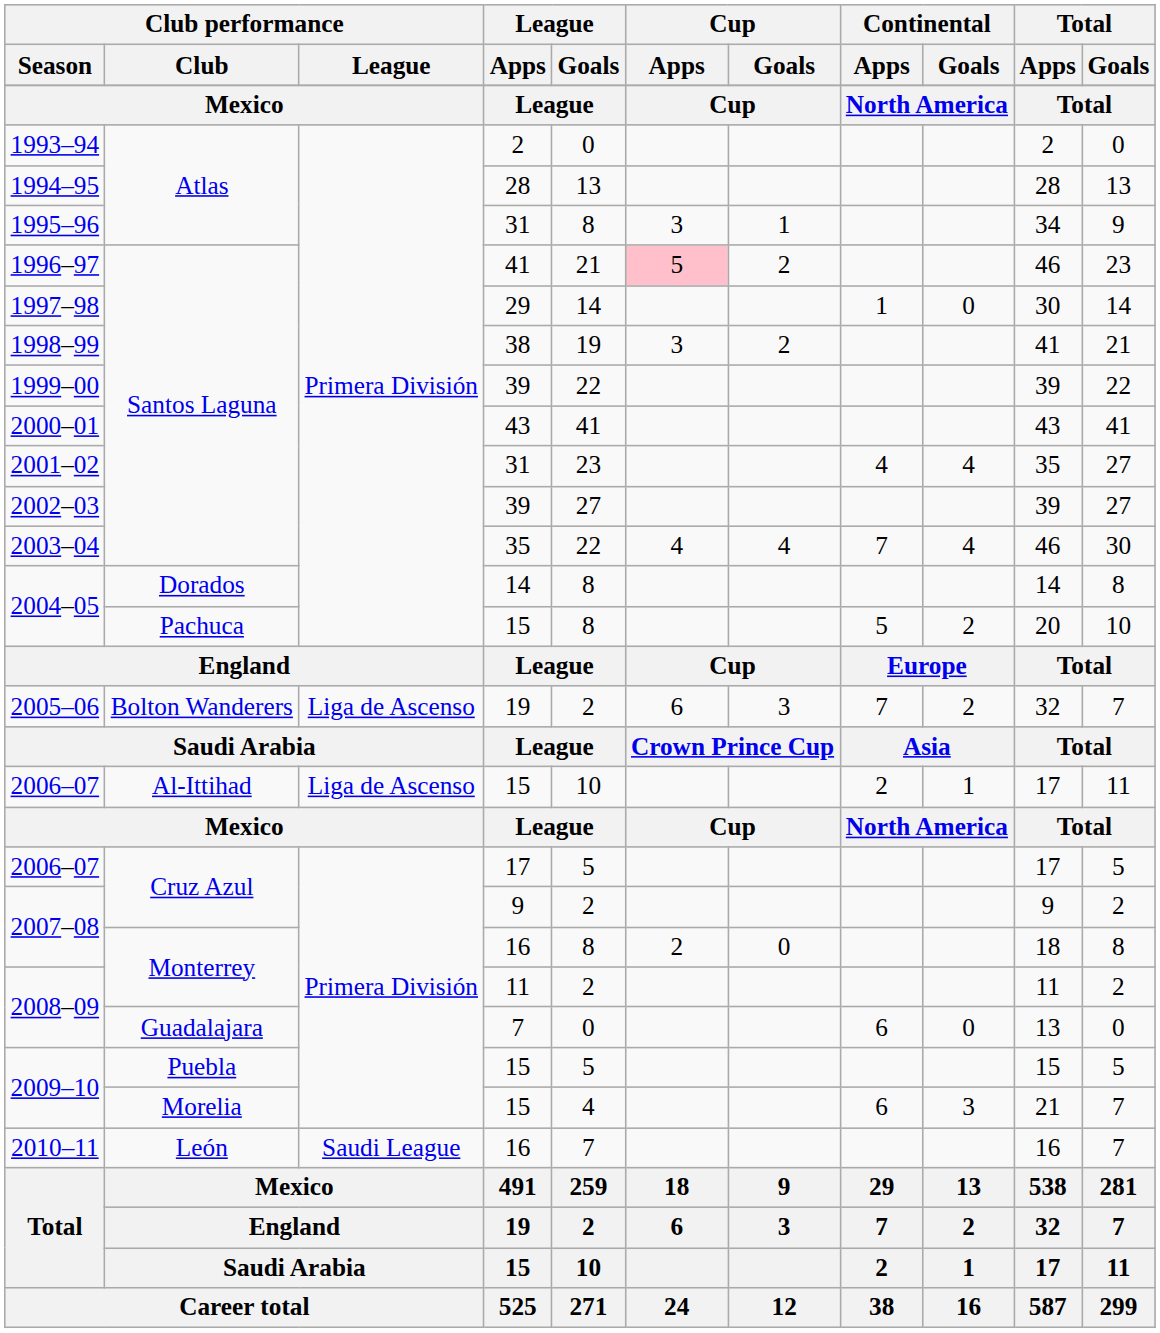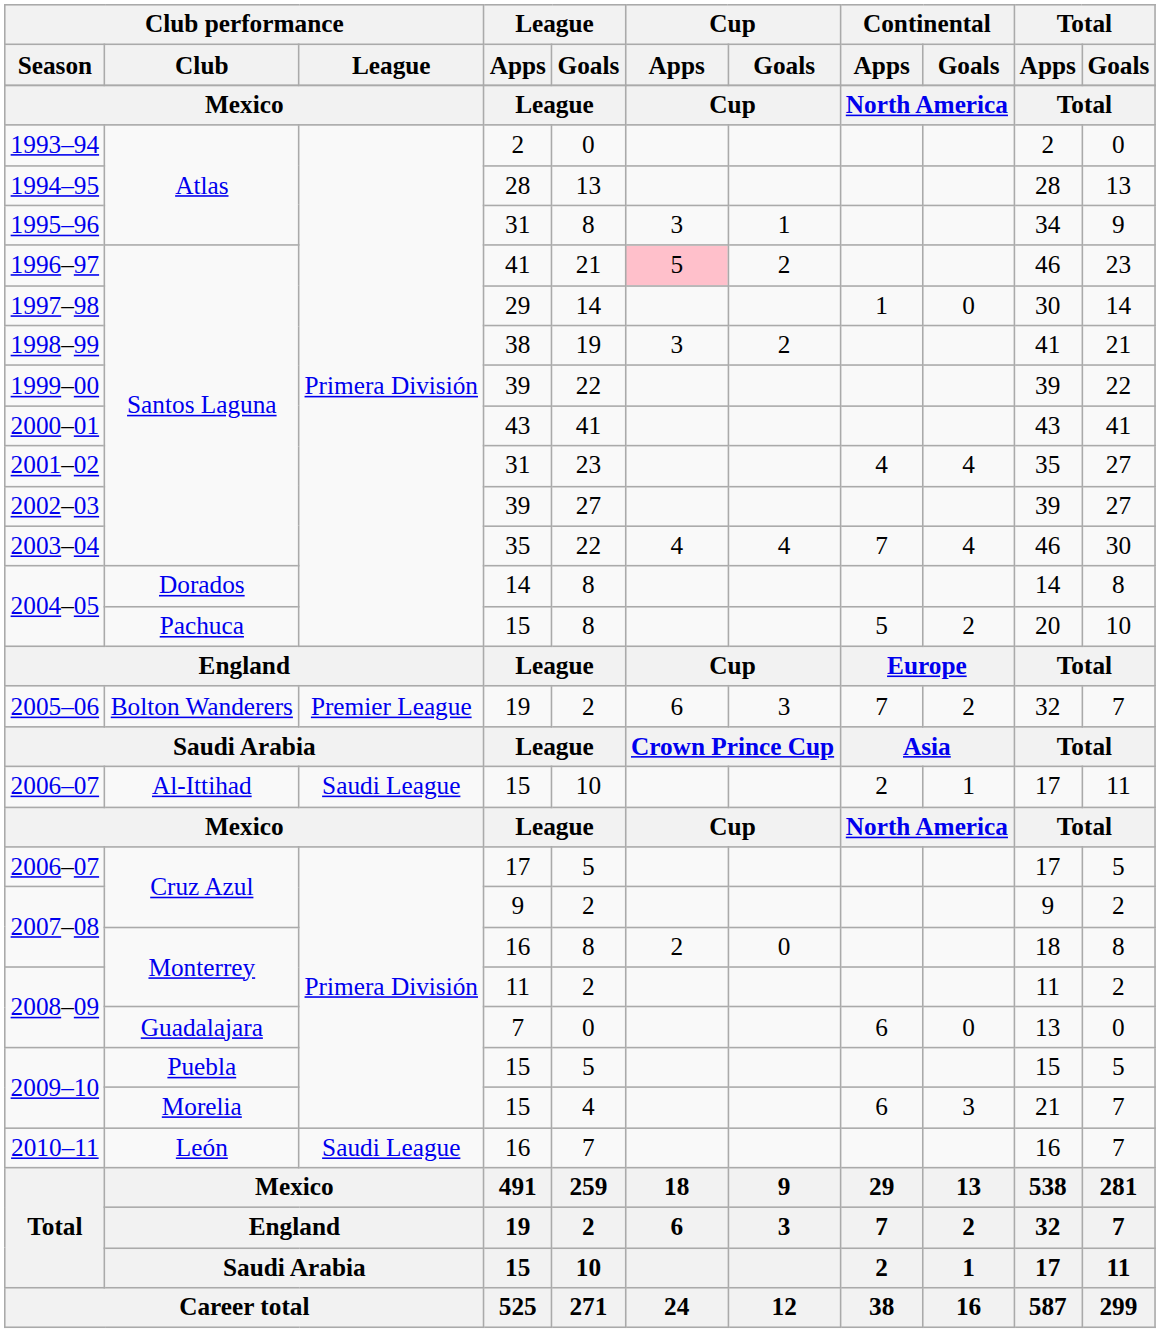(391, 706) Liga de Ascenso -> (391, 706) Premier League
(391, 786) Liga de Ascenso -> (391, 786) Saudi League
